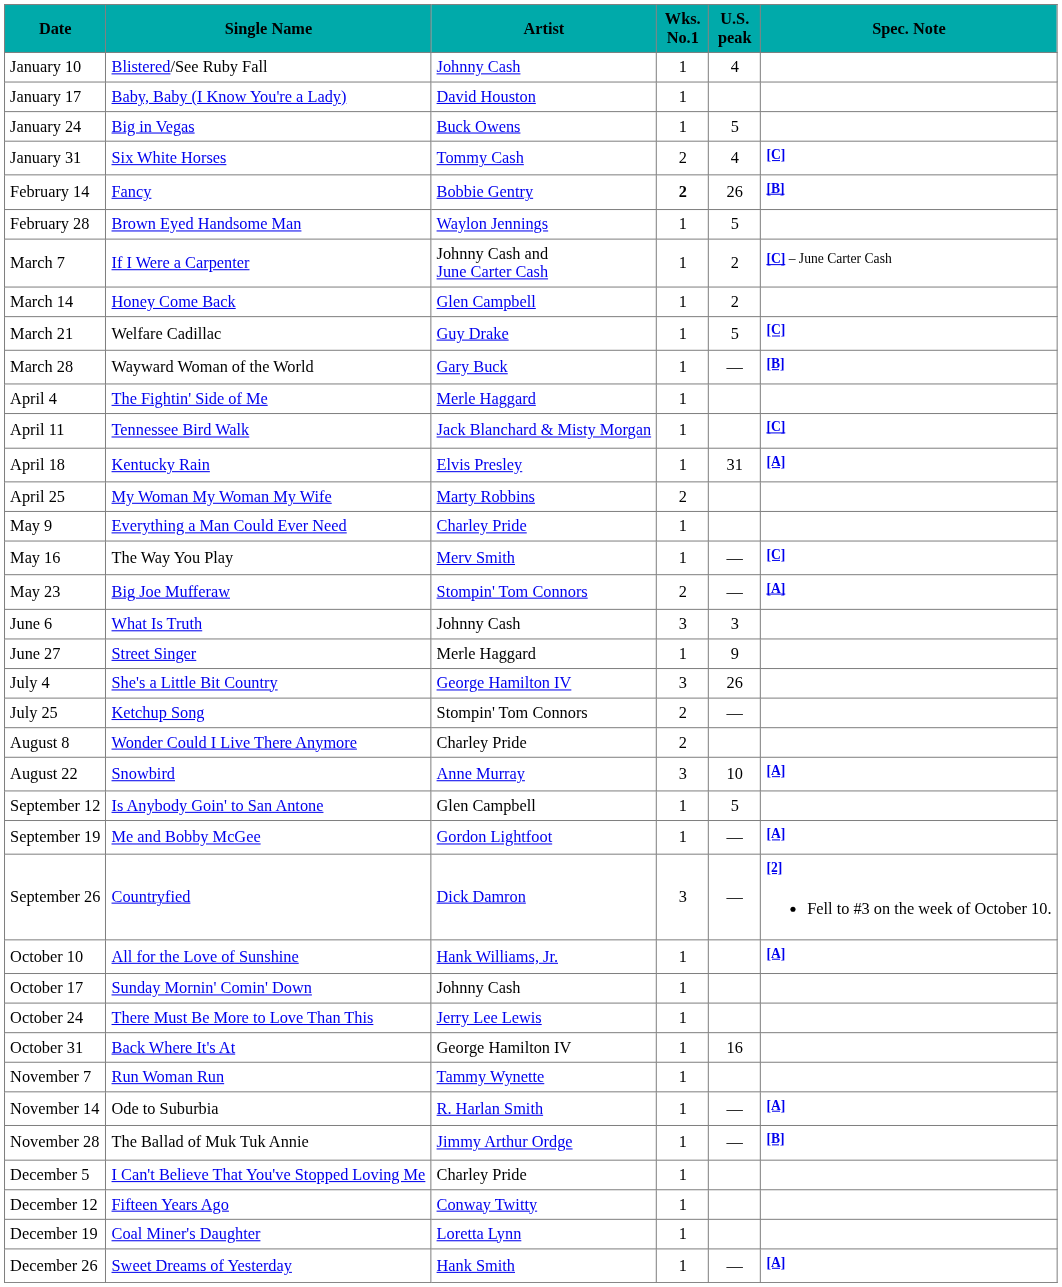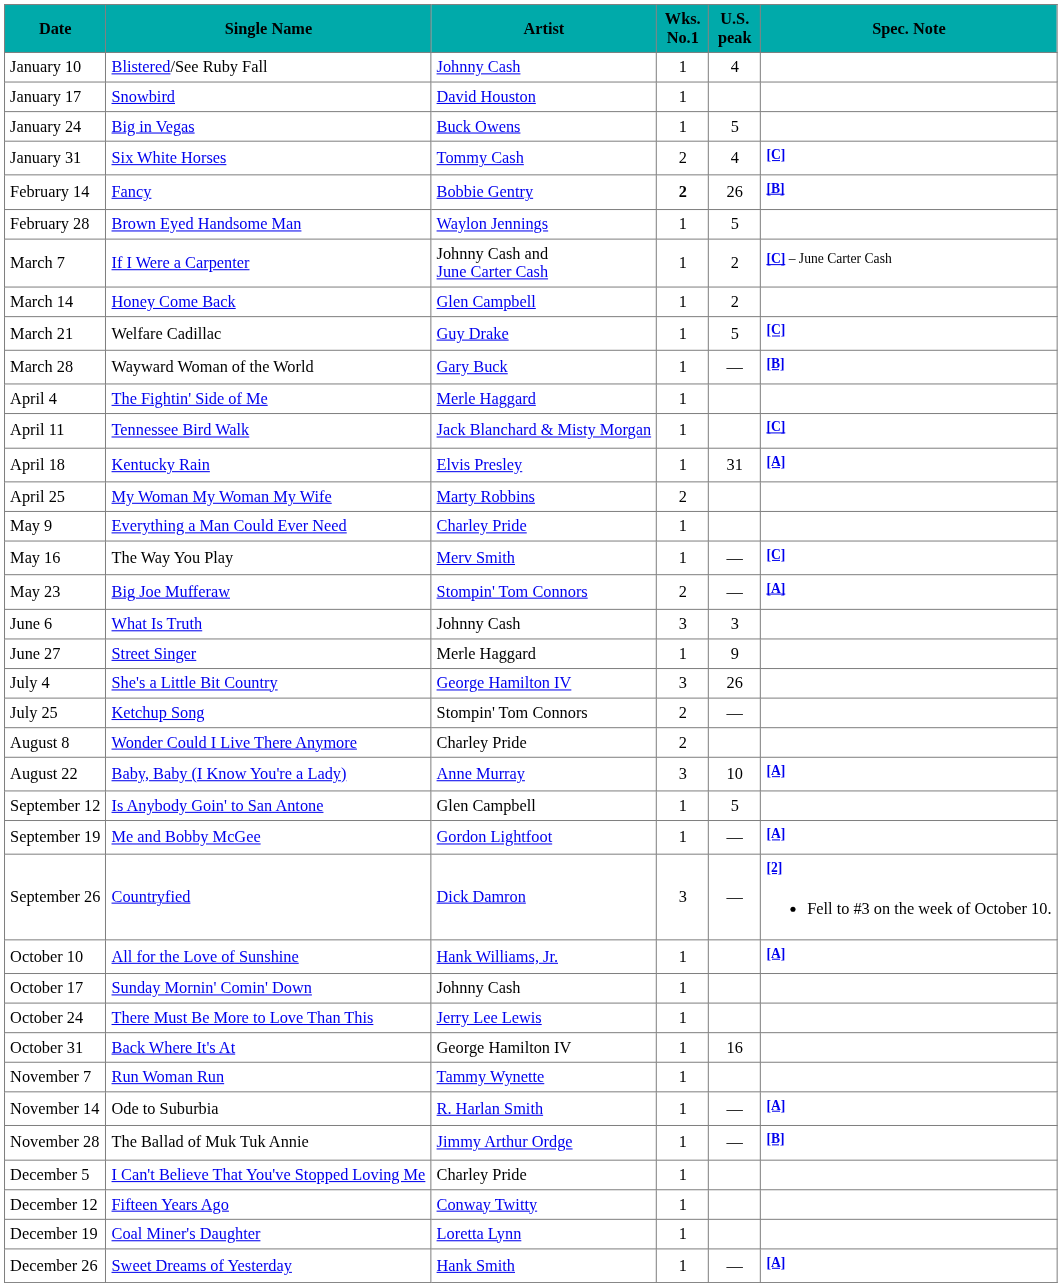(229, 96) Baby, Baby (I Know You're a Lady) -> (143, 96) Snowbird
(143, 773) Snowbird -> (229, 773) Baby, Baby (I Know You're a Lady)
